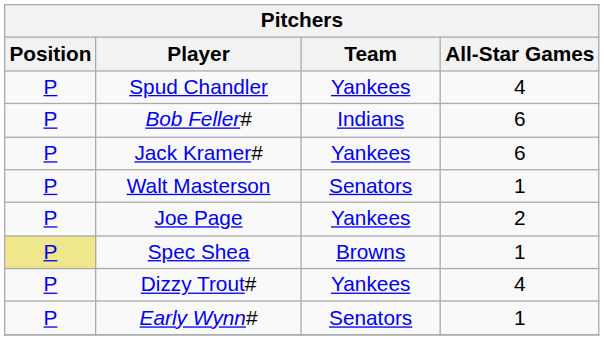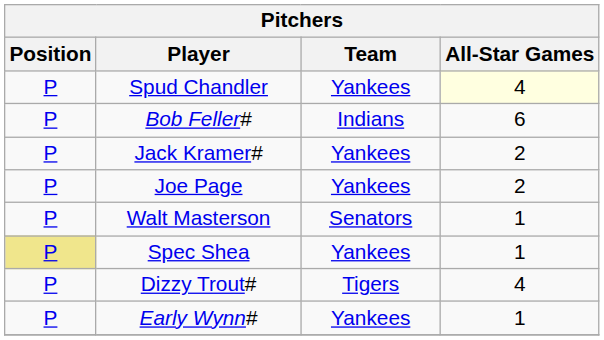(520, 86) no background -> (520, 86) lightyellow background
(520, 152) 6 -> (520, 152) 2
rows swapped: (199, 185) <-> (199, 218)
(371, 251) Browns -> (371, 251) Yankees
(371, 284) Yankees -> (371, 284) Tigers
(371, 317) Senators -> (371, 317) Yankees
